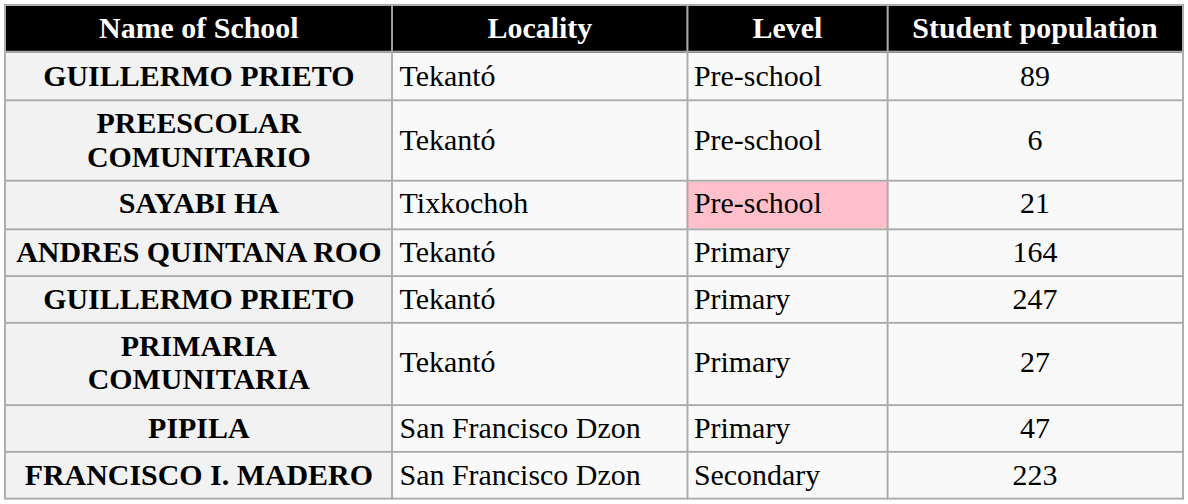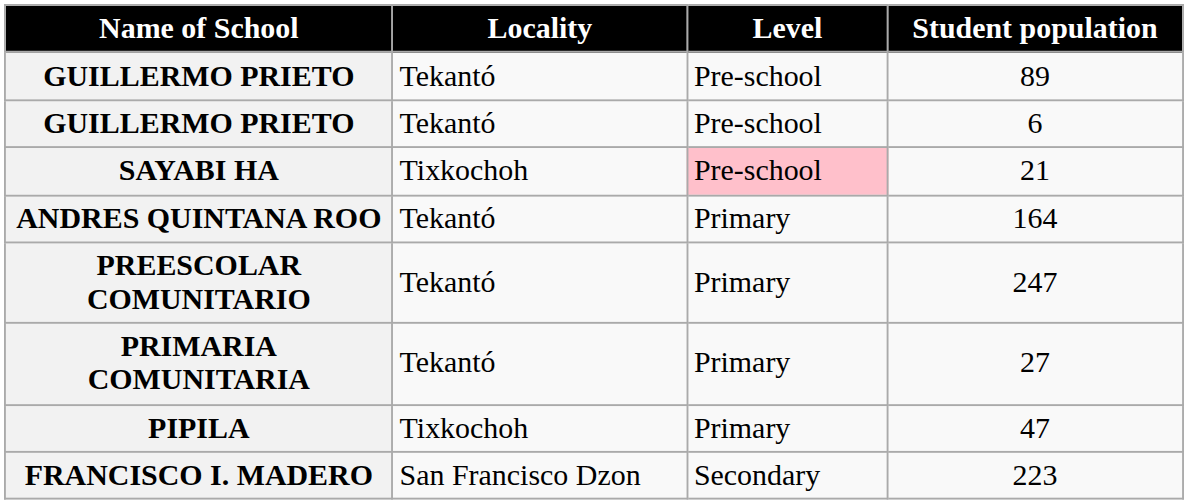(199, 139) PREESCOLAR COMUNITARIO -> (199, 123) GUILLERMO PRIETO
(199, 299) GUILLERMO PRIETO -> (199, 282) PREESCOLAR COMUNITARIO
(520, 427) San Francisco Dzon -> (464, 427) Tixkochoh
